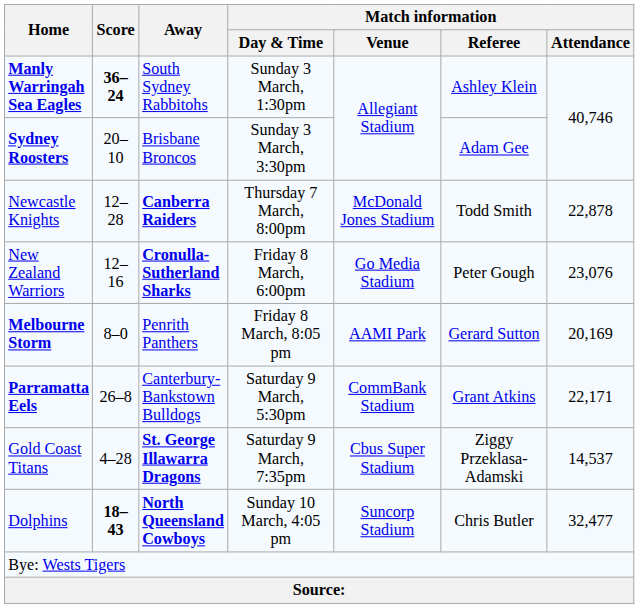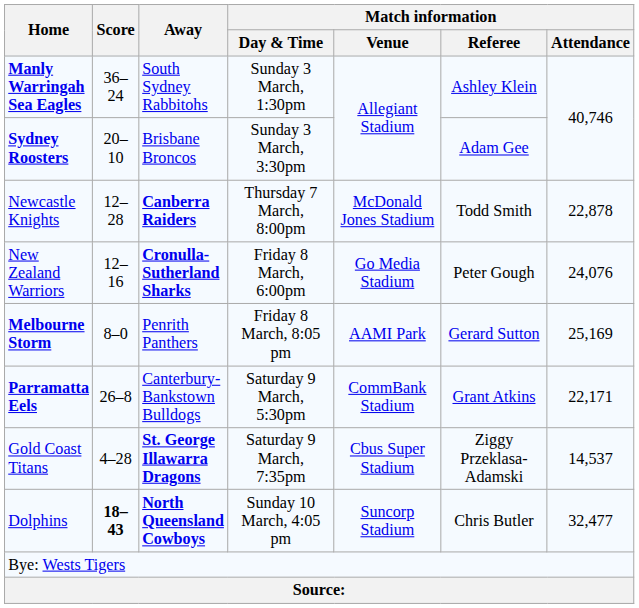(116, 86) bold -> (116, 86) normal
(590, 272) 23,076 -> (590, 272) 24,076
(590, 334) 20,169 -> (590, 334) 25,169
